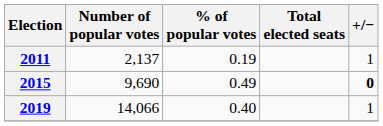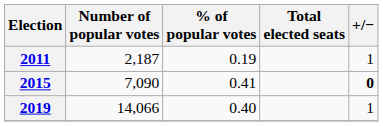(142, 58) 2,137 -> (142, 58) 2,187
(142, 83) 9,690 -> (142, 83) 7,090
(243, 83) 0.49 -> (243, 83) 0.41
